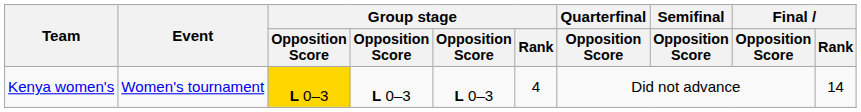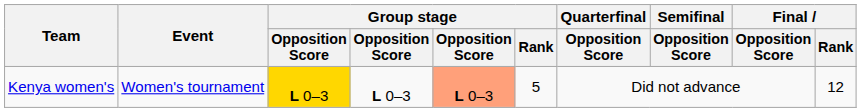(474, 96) no background -> (474, 96) lightsalmon background
(536, 87) 4 -> (536, 87) 5
(836, 87) 14 -> (836, 87) 12
